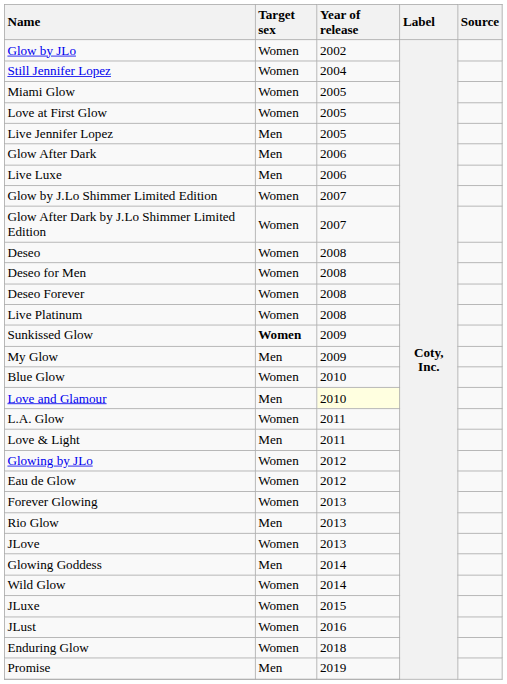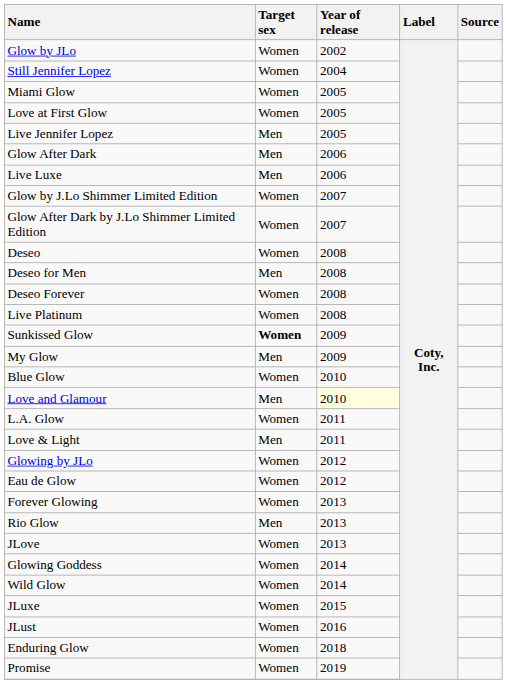(278, 273) Women -> (270, 273) Men
(270, 564) Men -> (278, 564) Women
(270, 668) Men -> (278, 668) Women
